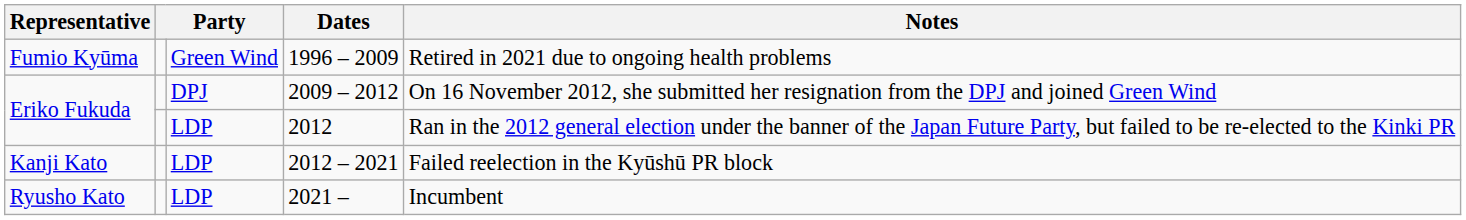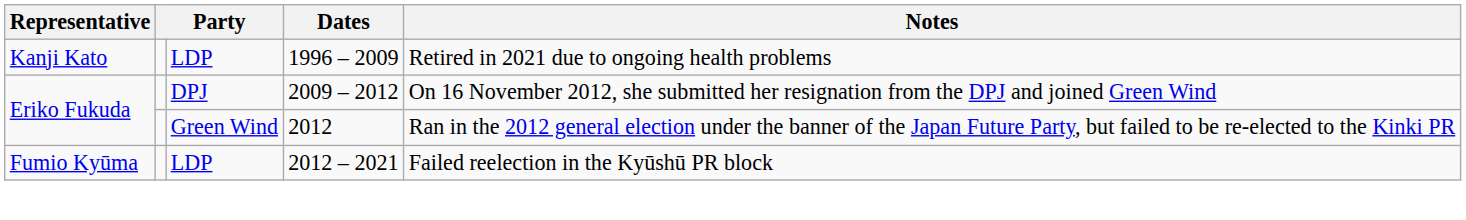(74, 57) Fumio Kyūma -> (59, 57) Kanji Kato
(224, 57) Green Wind -> (192, 57) LDP
(192, 127) LDP -> (224, 127) Green Wind
(59, 162) Kanji Kato -> (74, 162) Fumio Kyūma
- row: (319, 197)
